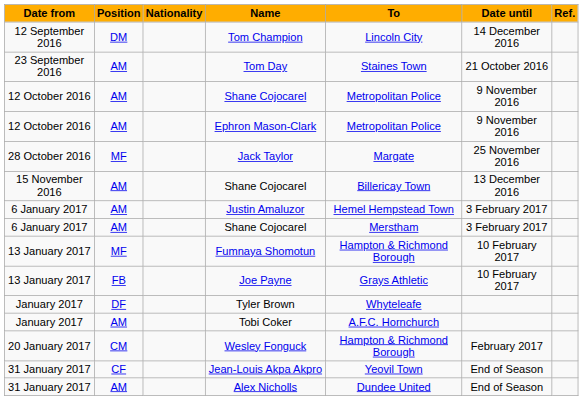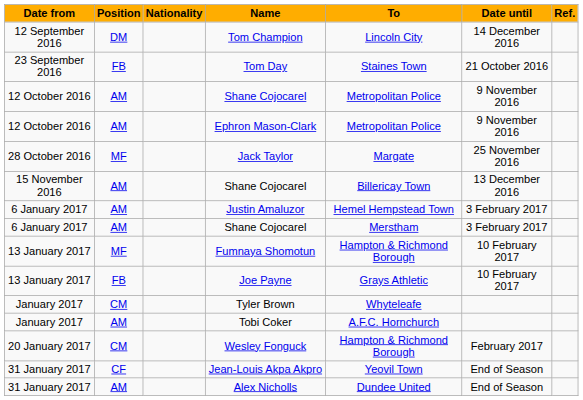(119, 67) AM -> (119, 67) FB
(119, 305) DF -> (119, 305) CM
